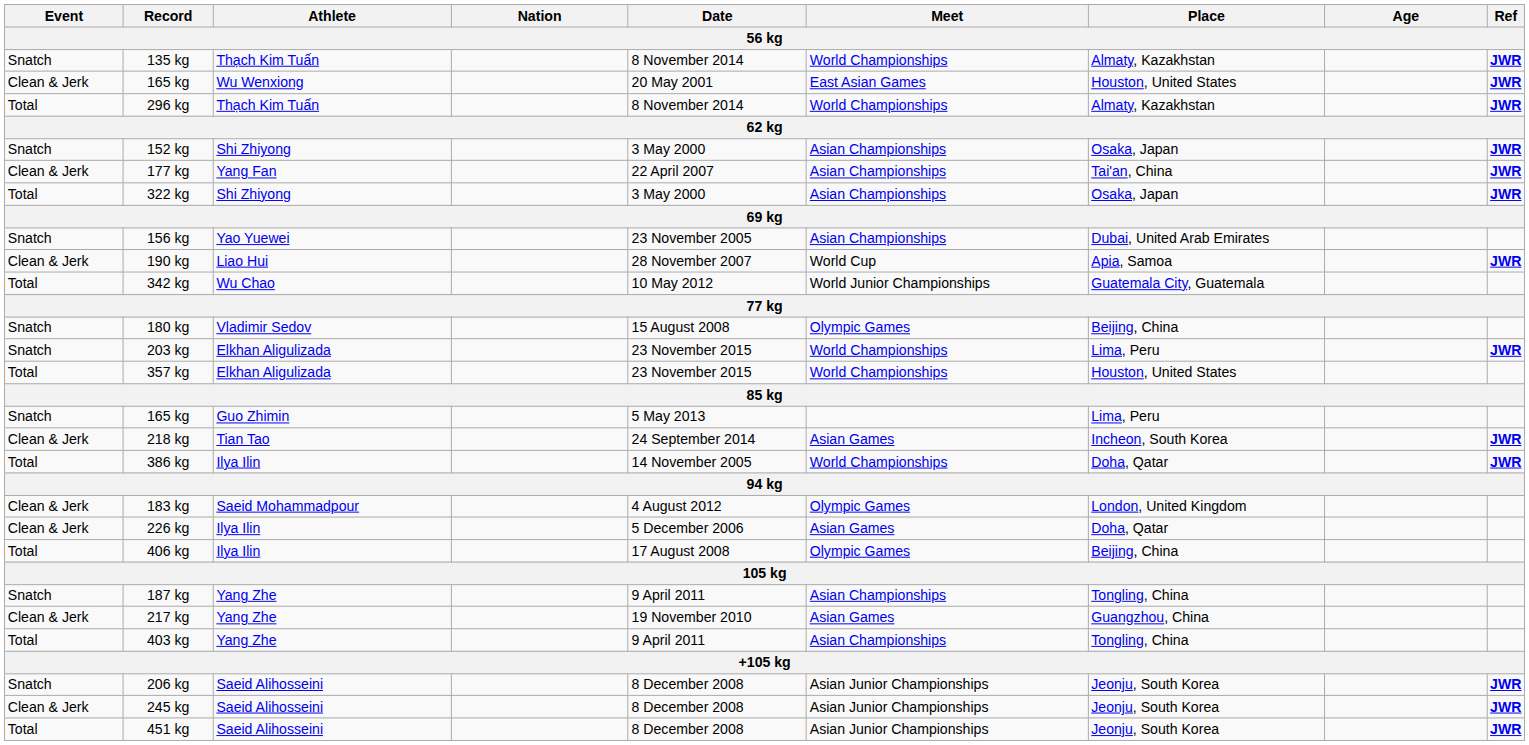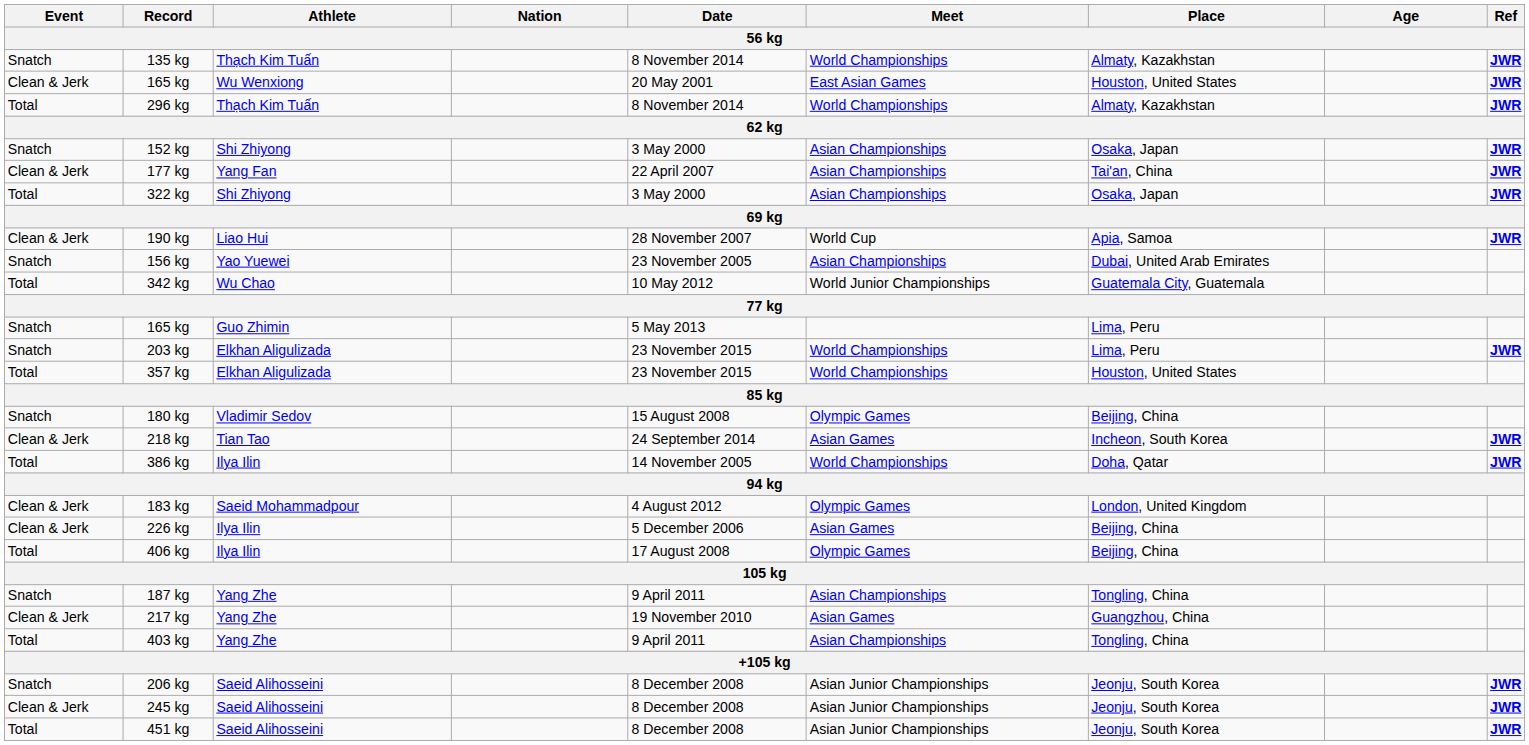rows swapped: (168, 239) <-> (168, 261)
rows swapped: (168, 417) <-> (168, 328)
(1130, 529) Doha, Qatar -> (1135, 529) Beijing, China
